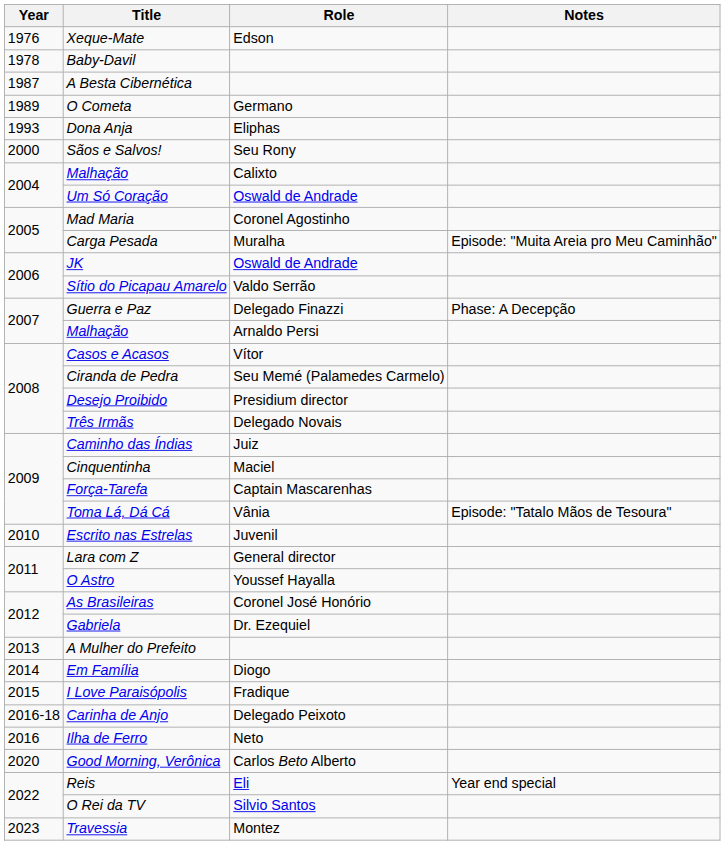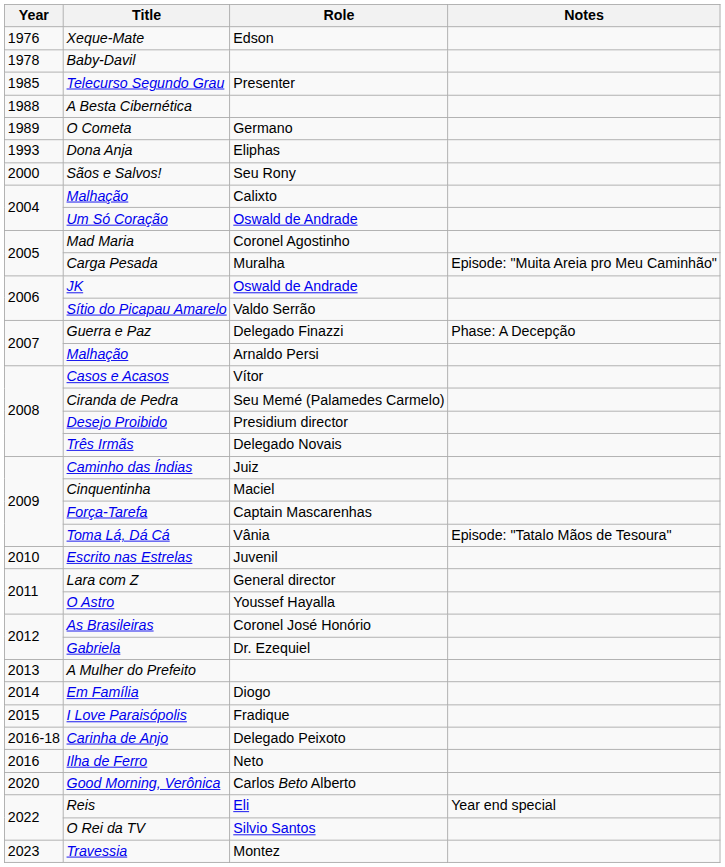+ row: (145, 83)
(24, 83) 1987 -> (24, 106) 1988
